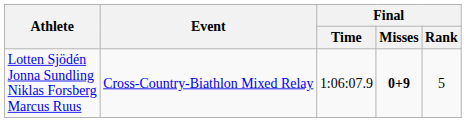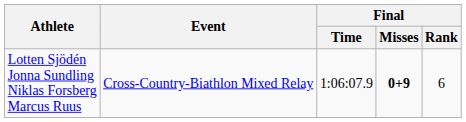(441, 83) 5 -> (441, 83) 6
